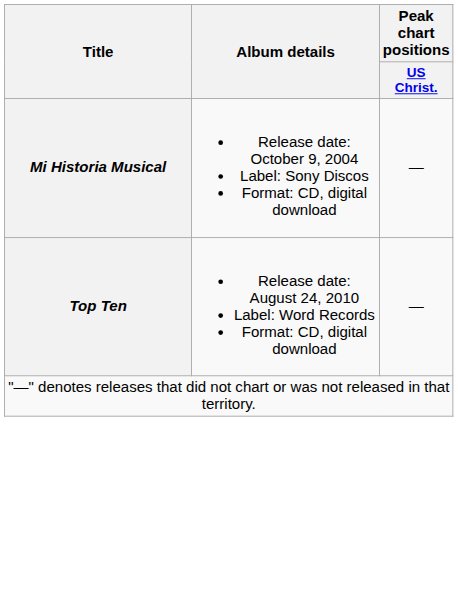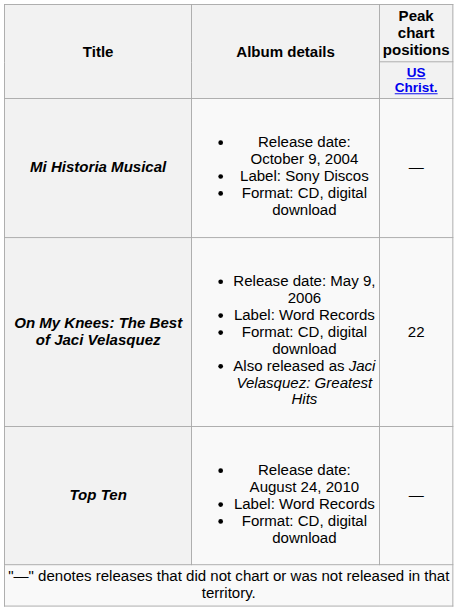+ row: (98, 331)
